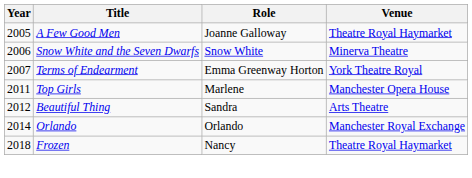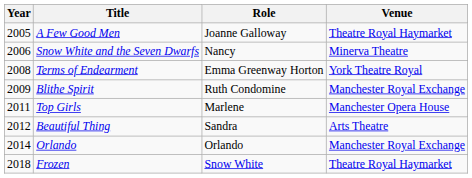(234, 51) Snow White -> (220, 51) Nancy
(19, 70) 2007 -> (19, 70) 2008
+ row: (65, 88)
(220, 145) Nancy -> (234, 164) Snow White
